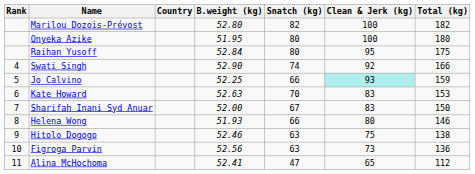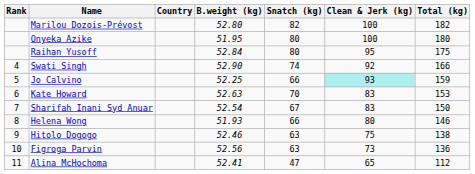(230, 108) 52.00 -> (230, 108) 52.54
